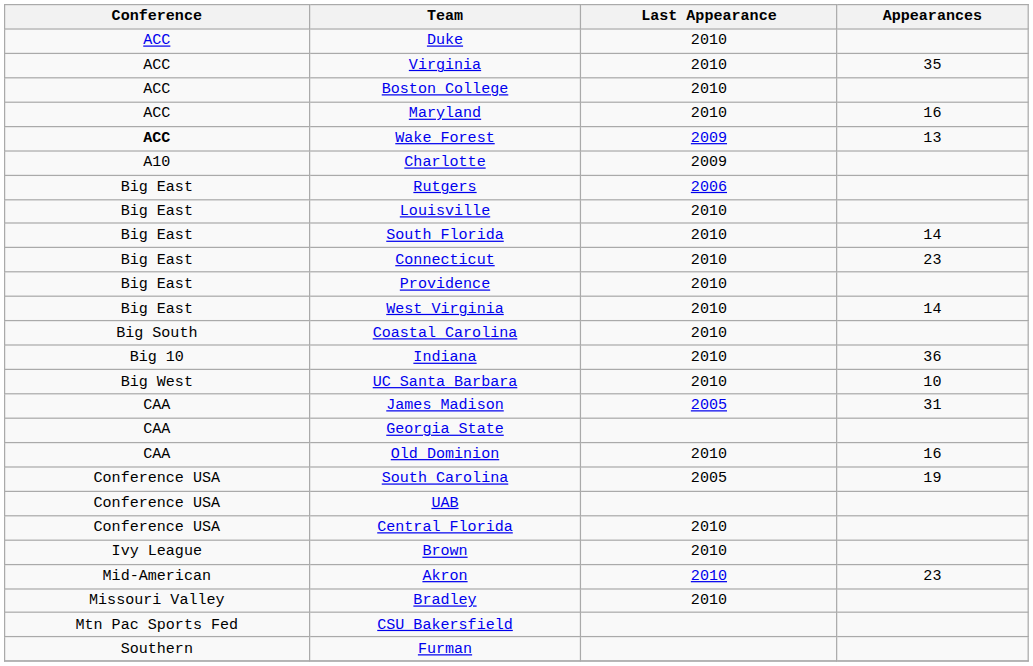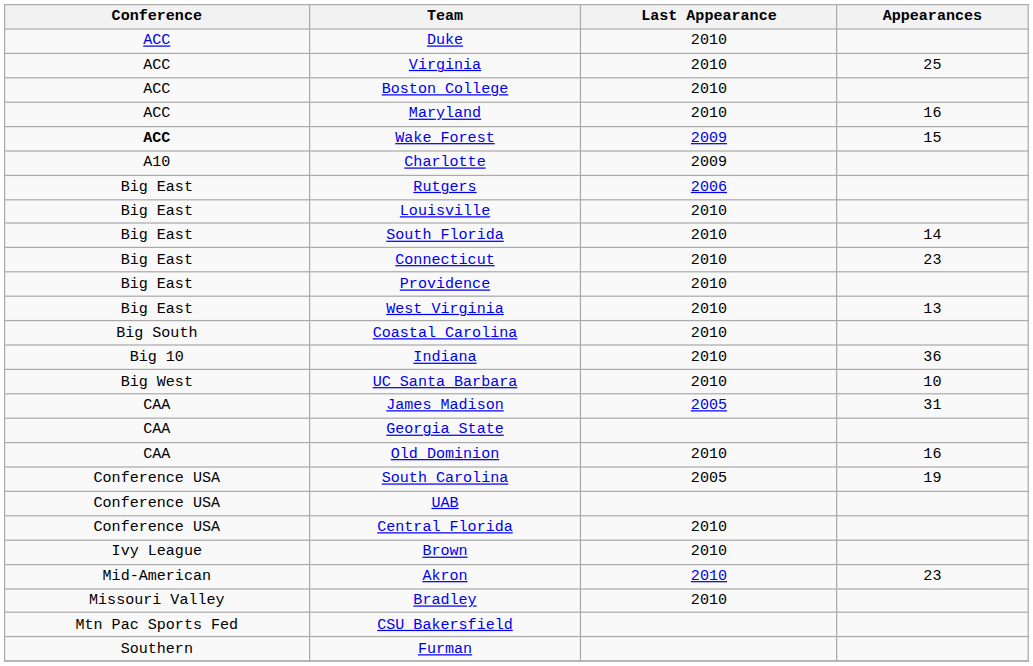(932, 66) 35 -> (932, 66) 25
(932, 139) 13 -> (932, 139) 15
(932, 309) 14 -> (932, 309) 13
